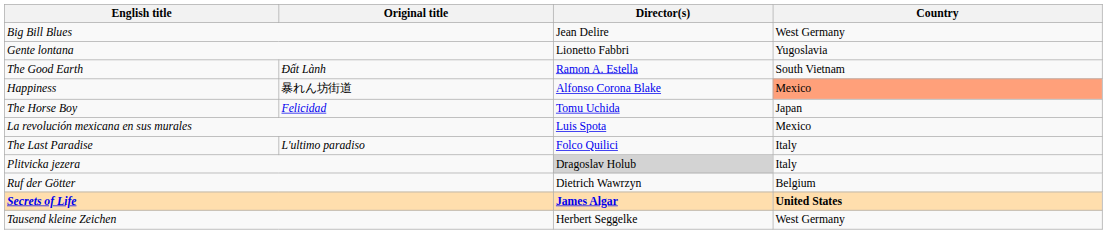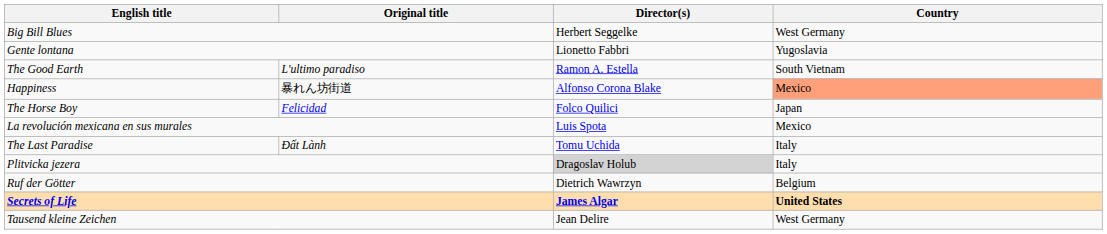(582, 32) Jean Delire -> (597, 32) Herbert Seggelke
(304, 69) Đất Lành -> (323, 69) L'ultimo paradiso
(588, 108) Tomu Uchida -> (587, 108) Folco Quilici
(323, 145) L'ultimo paradiso -> (304, 145) Đất Lành
(587, 145) Folco Quilici -> (588, 145) Tomu Uchida
(597, 219) Herbert Seggelke -> (582, 219) Jean Delire
